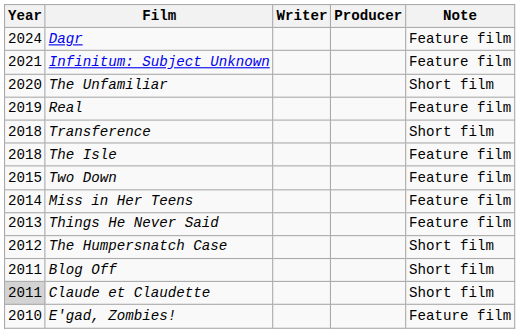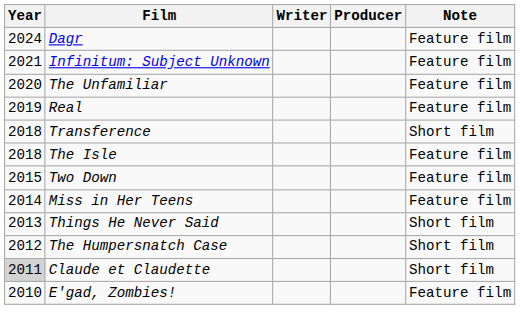(452, 85) Short film -> (460, 85) Feature film
(460, 224) Feature film -> (452, 224) Short film
- row: (83, 270)
